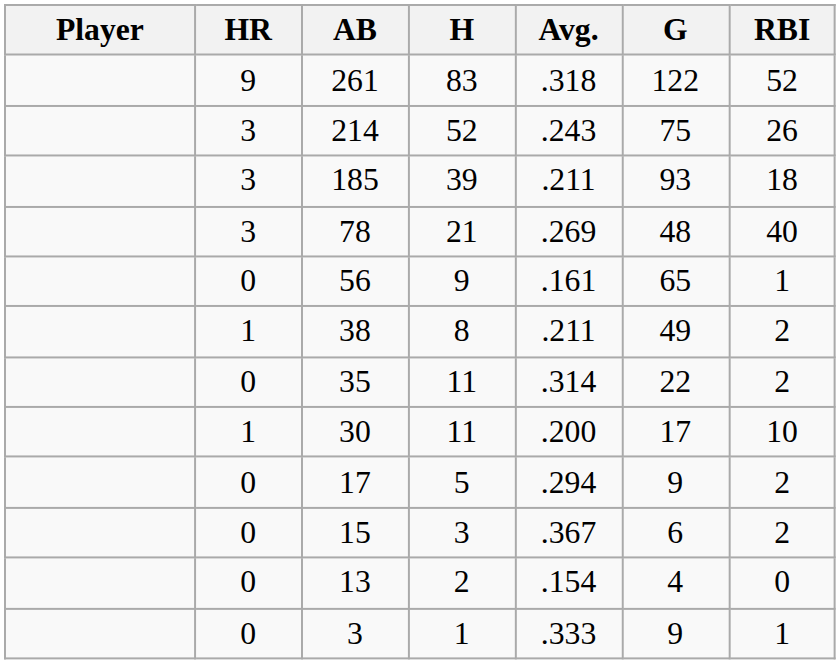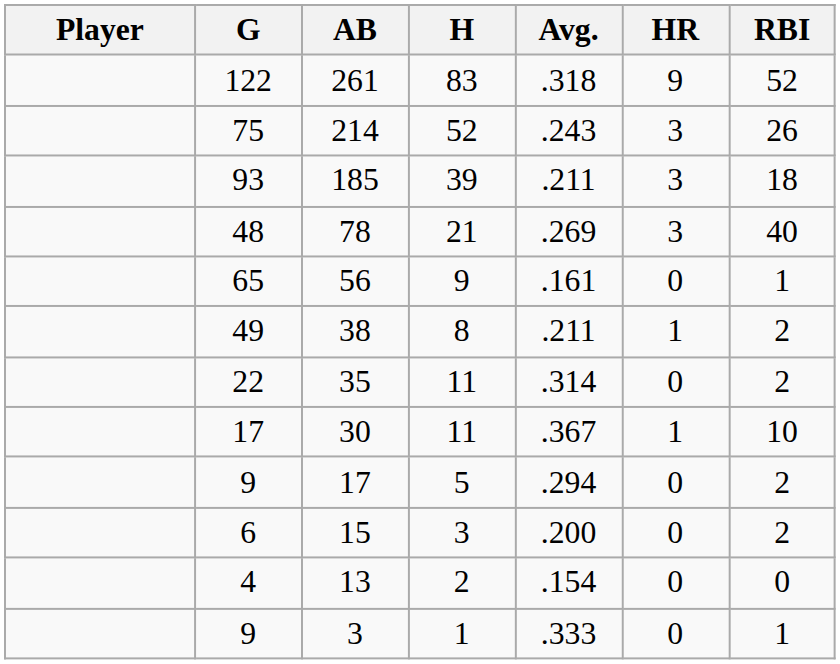columns swapped: (675, 29) <-> (248, 29)
(569, 431) .200 -> (569, 431) .367
(569, 532) .367 -> (569, 532) .200
